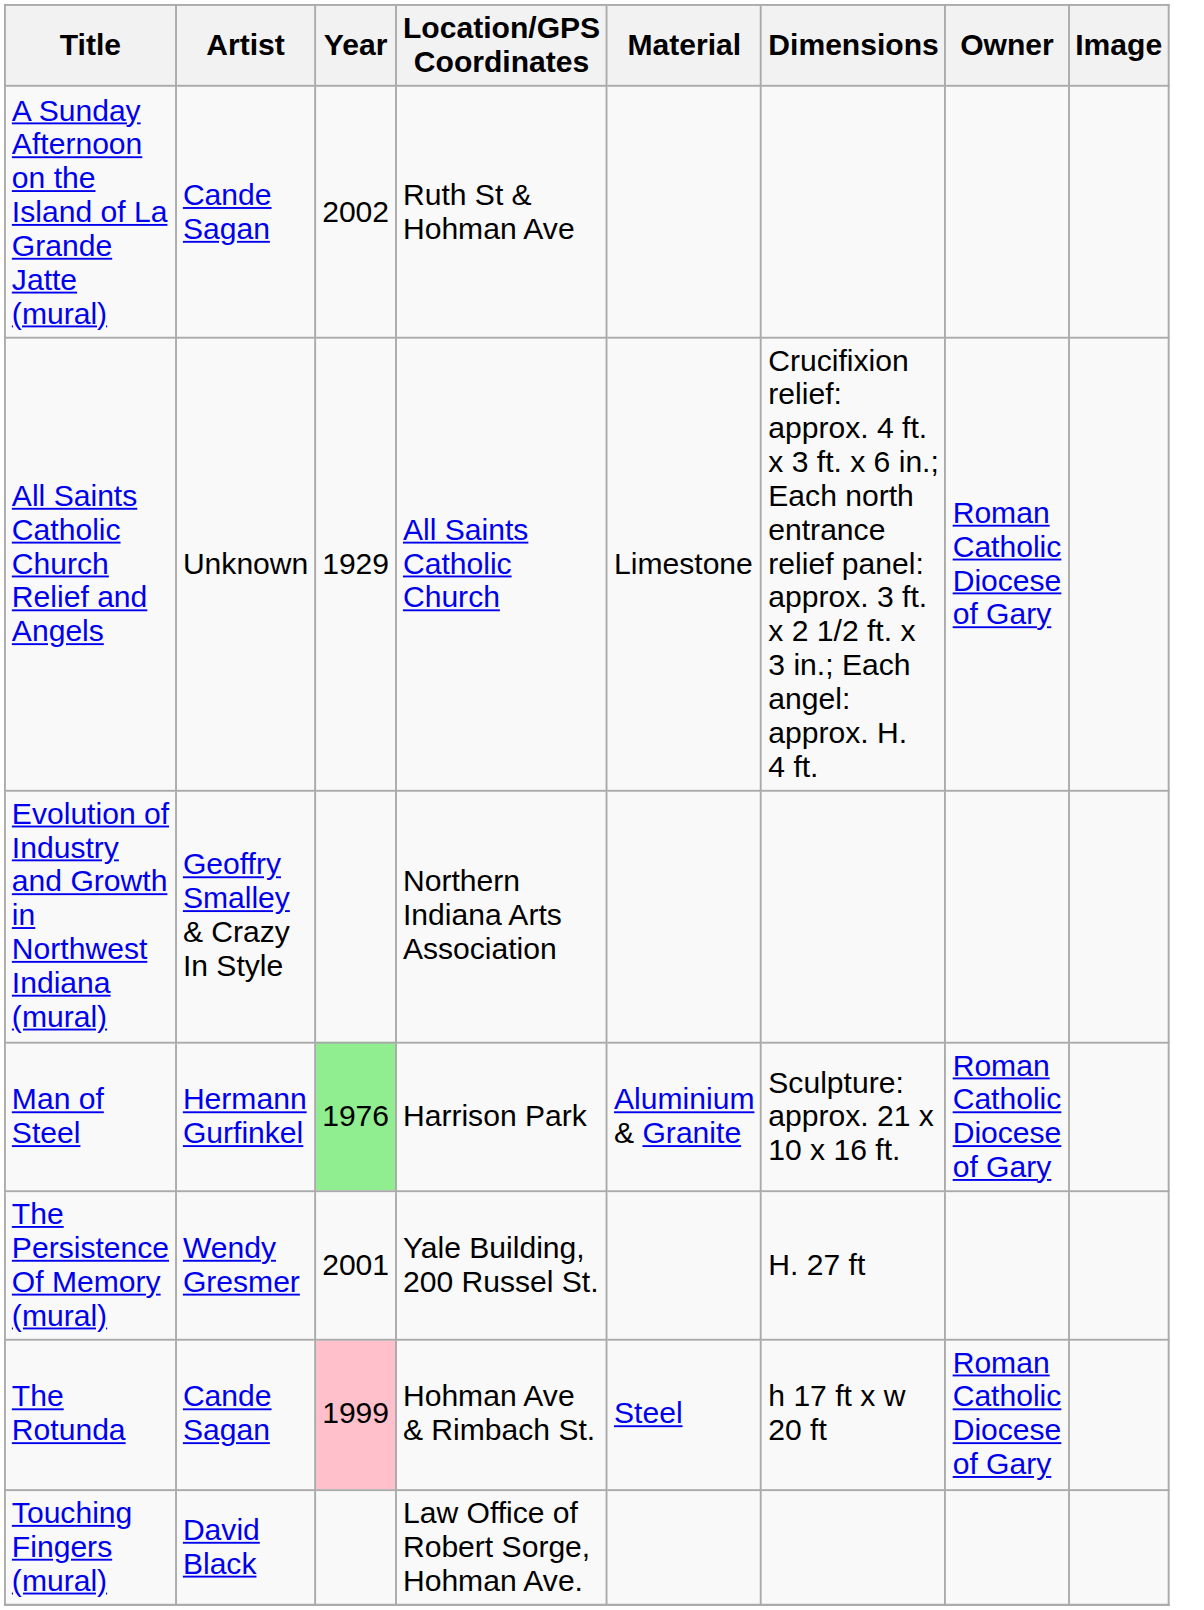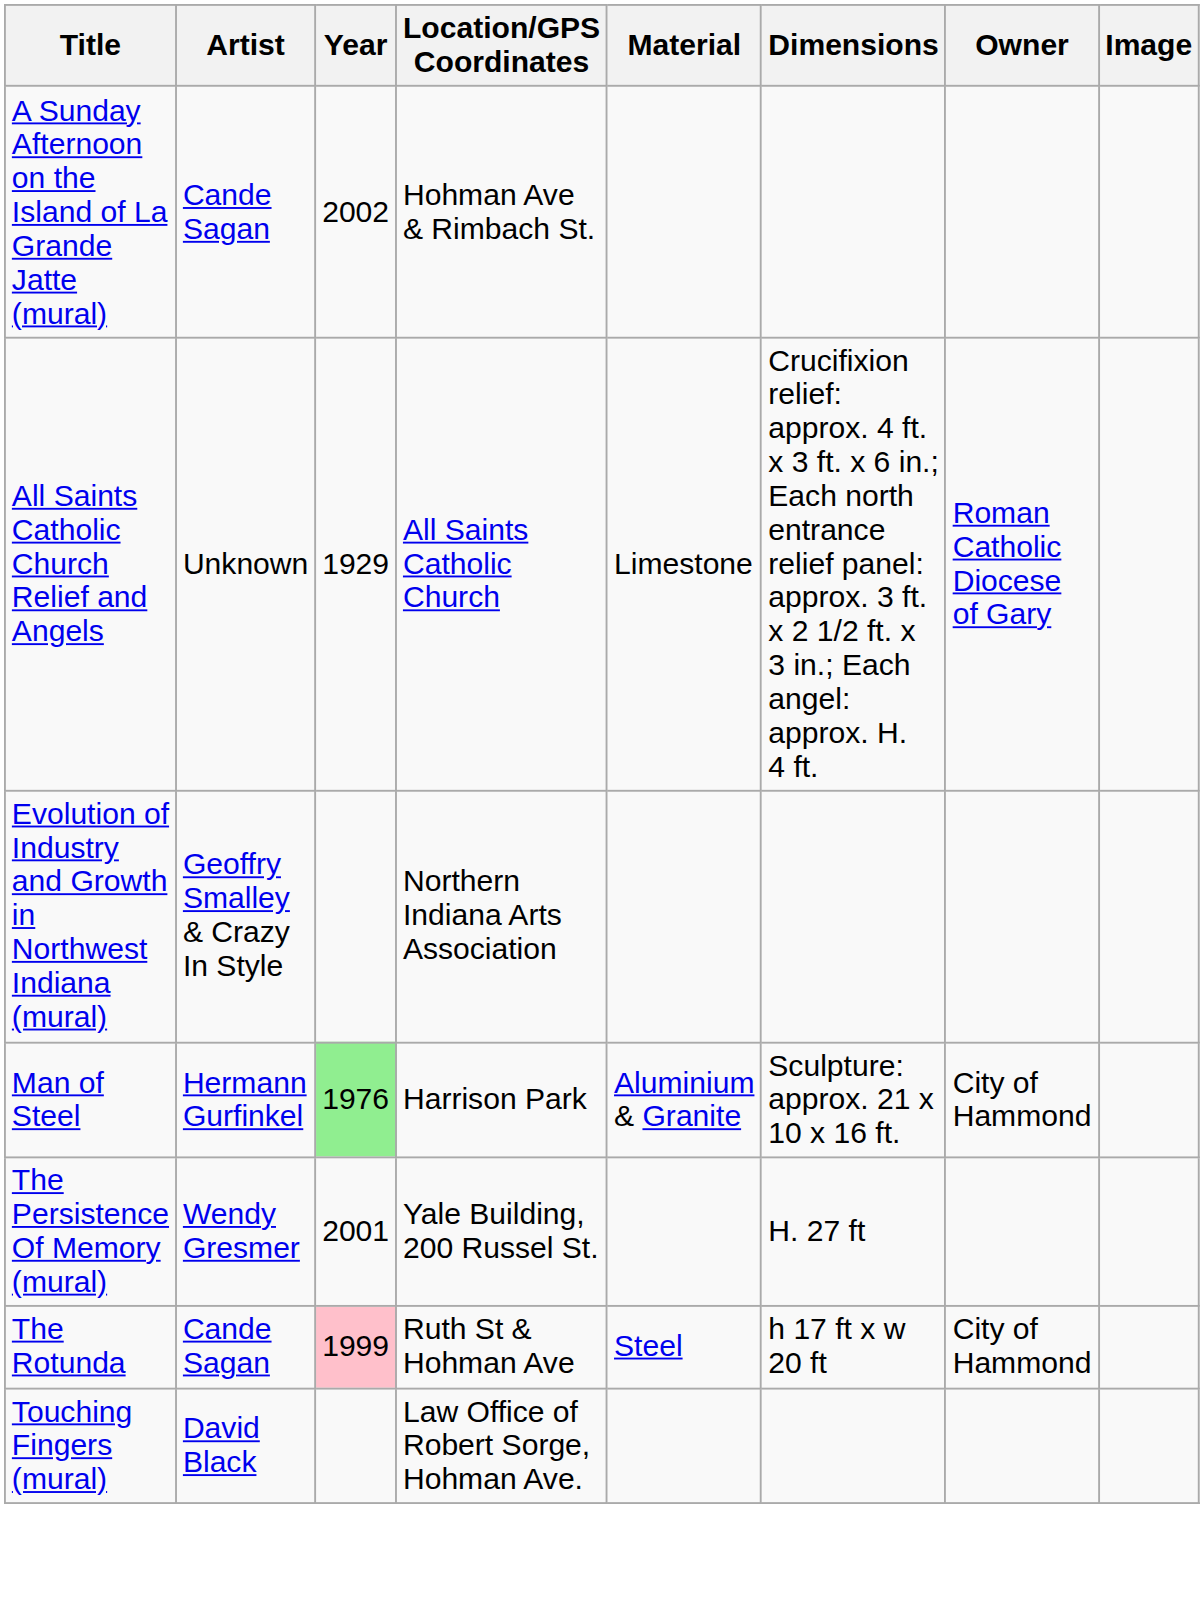(489, 211) Ruth St & Hohman Ave -> (499, 211) Hohman Ave & Rimbach St.
(1007, 1115) Roman Catholic Diocese of Gary -> (1022, 1099) City of Hammond
(499, 1414) Hohman Ave & Rimbach St. -> (489, 1346) Ruth St & Hohman Ave
(1007, 1414) Roman Catholic Diocese of Gary -> (1022, 1346) City of Hammond
